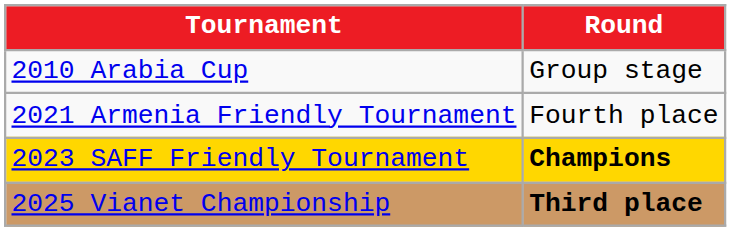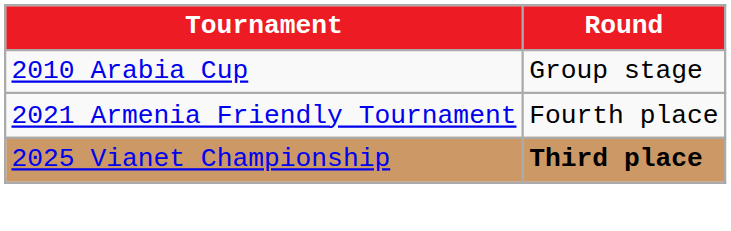- row: (240, 160)
